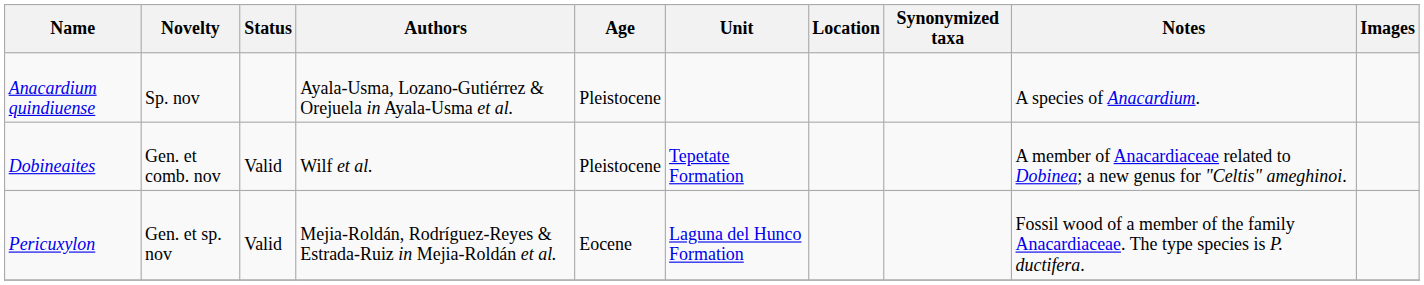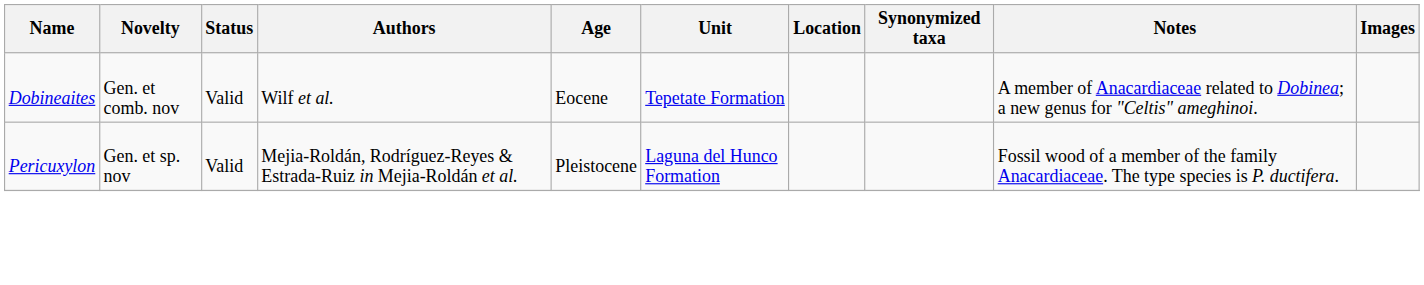- row: (53, 97)
(620, 166) Pleistocene -> (582, 97) Eocene
(606, 245) Eocene -> (596, 166) Pleistocene
